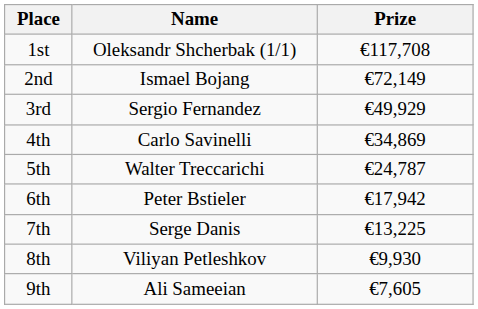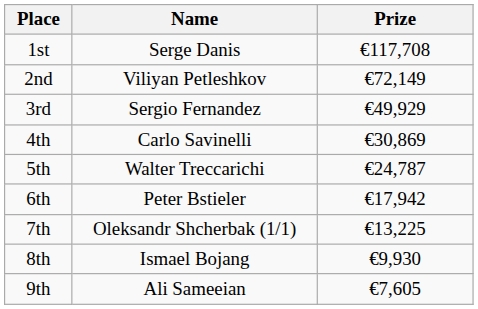(195, 49) Oleksandr Shcherbak (1/1) -> (195, 49) Serge Danis
(195, 79) Ismael Bojang -> (195, 79) Viliyan Petleshkov
(395, 139) €34,869 -> (395, 139) €30,869
(195, 229) Serge Danis -> (195, 229) Oleksandr Shcherbak (1/1)
(195, 259) Viliyan Petleshkov -> (195, 259) Ismael Bojang
